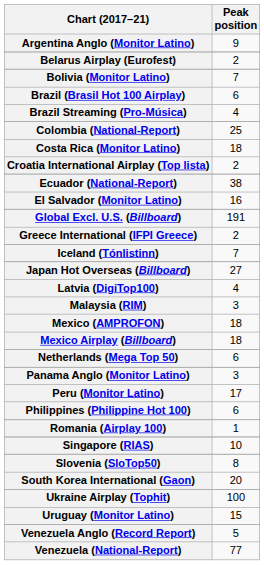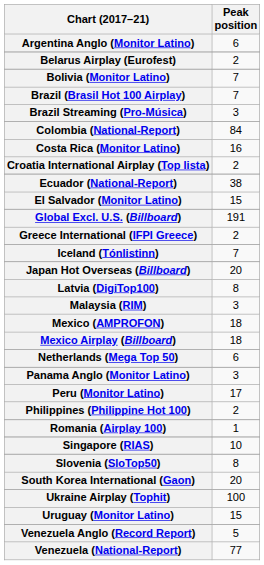(236, 43) 9 -> (236, 43) 6
(236, 95) 6 -> (236, 95) 7
(236, 113) 4 -> (236, 113) 3
(236, 130) 25 -> (236, 130) 84
(236, 148) 18 -> (236, 148) 16
(236, 200) 16 -> (236, 200) 15
(236, 270) 27 -> (236, 270) 20
(236, 288) 4 -> (236, 288) 8
(236, 410) 6 -> (236, 410) 2
